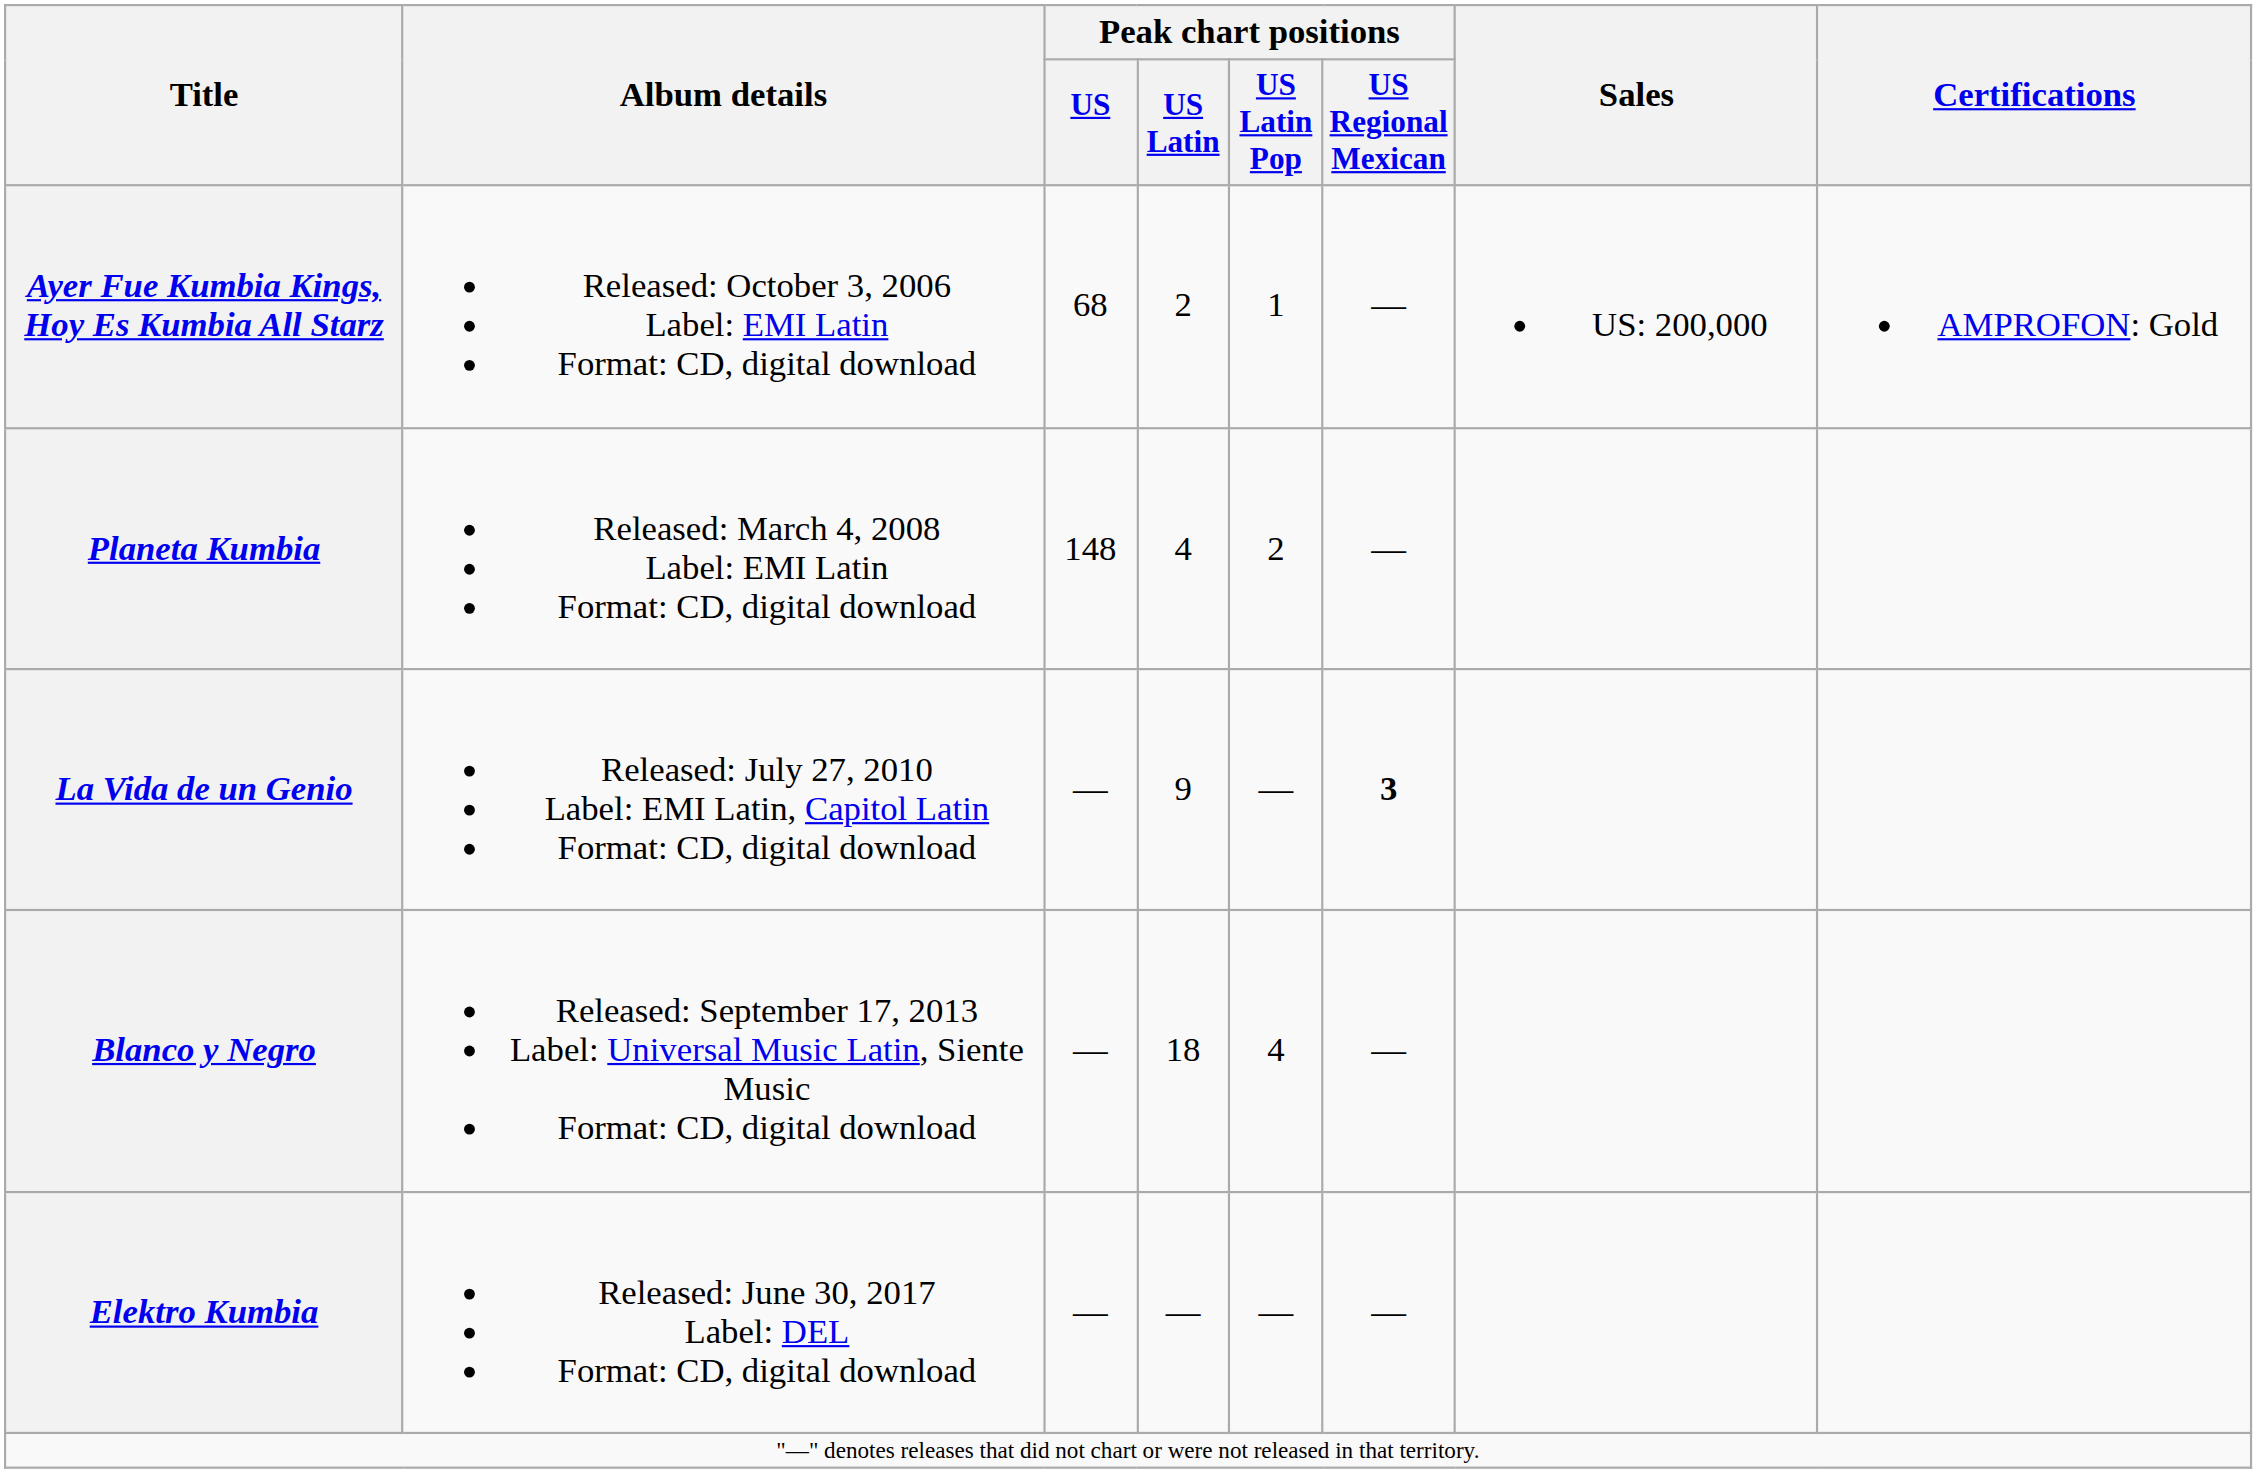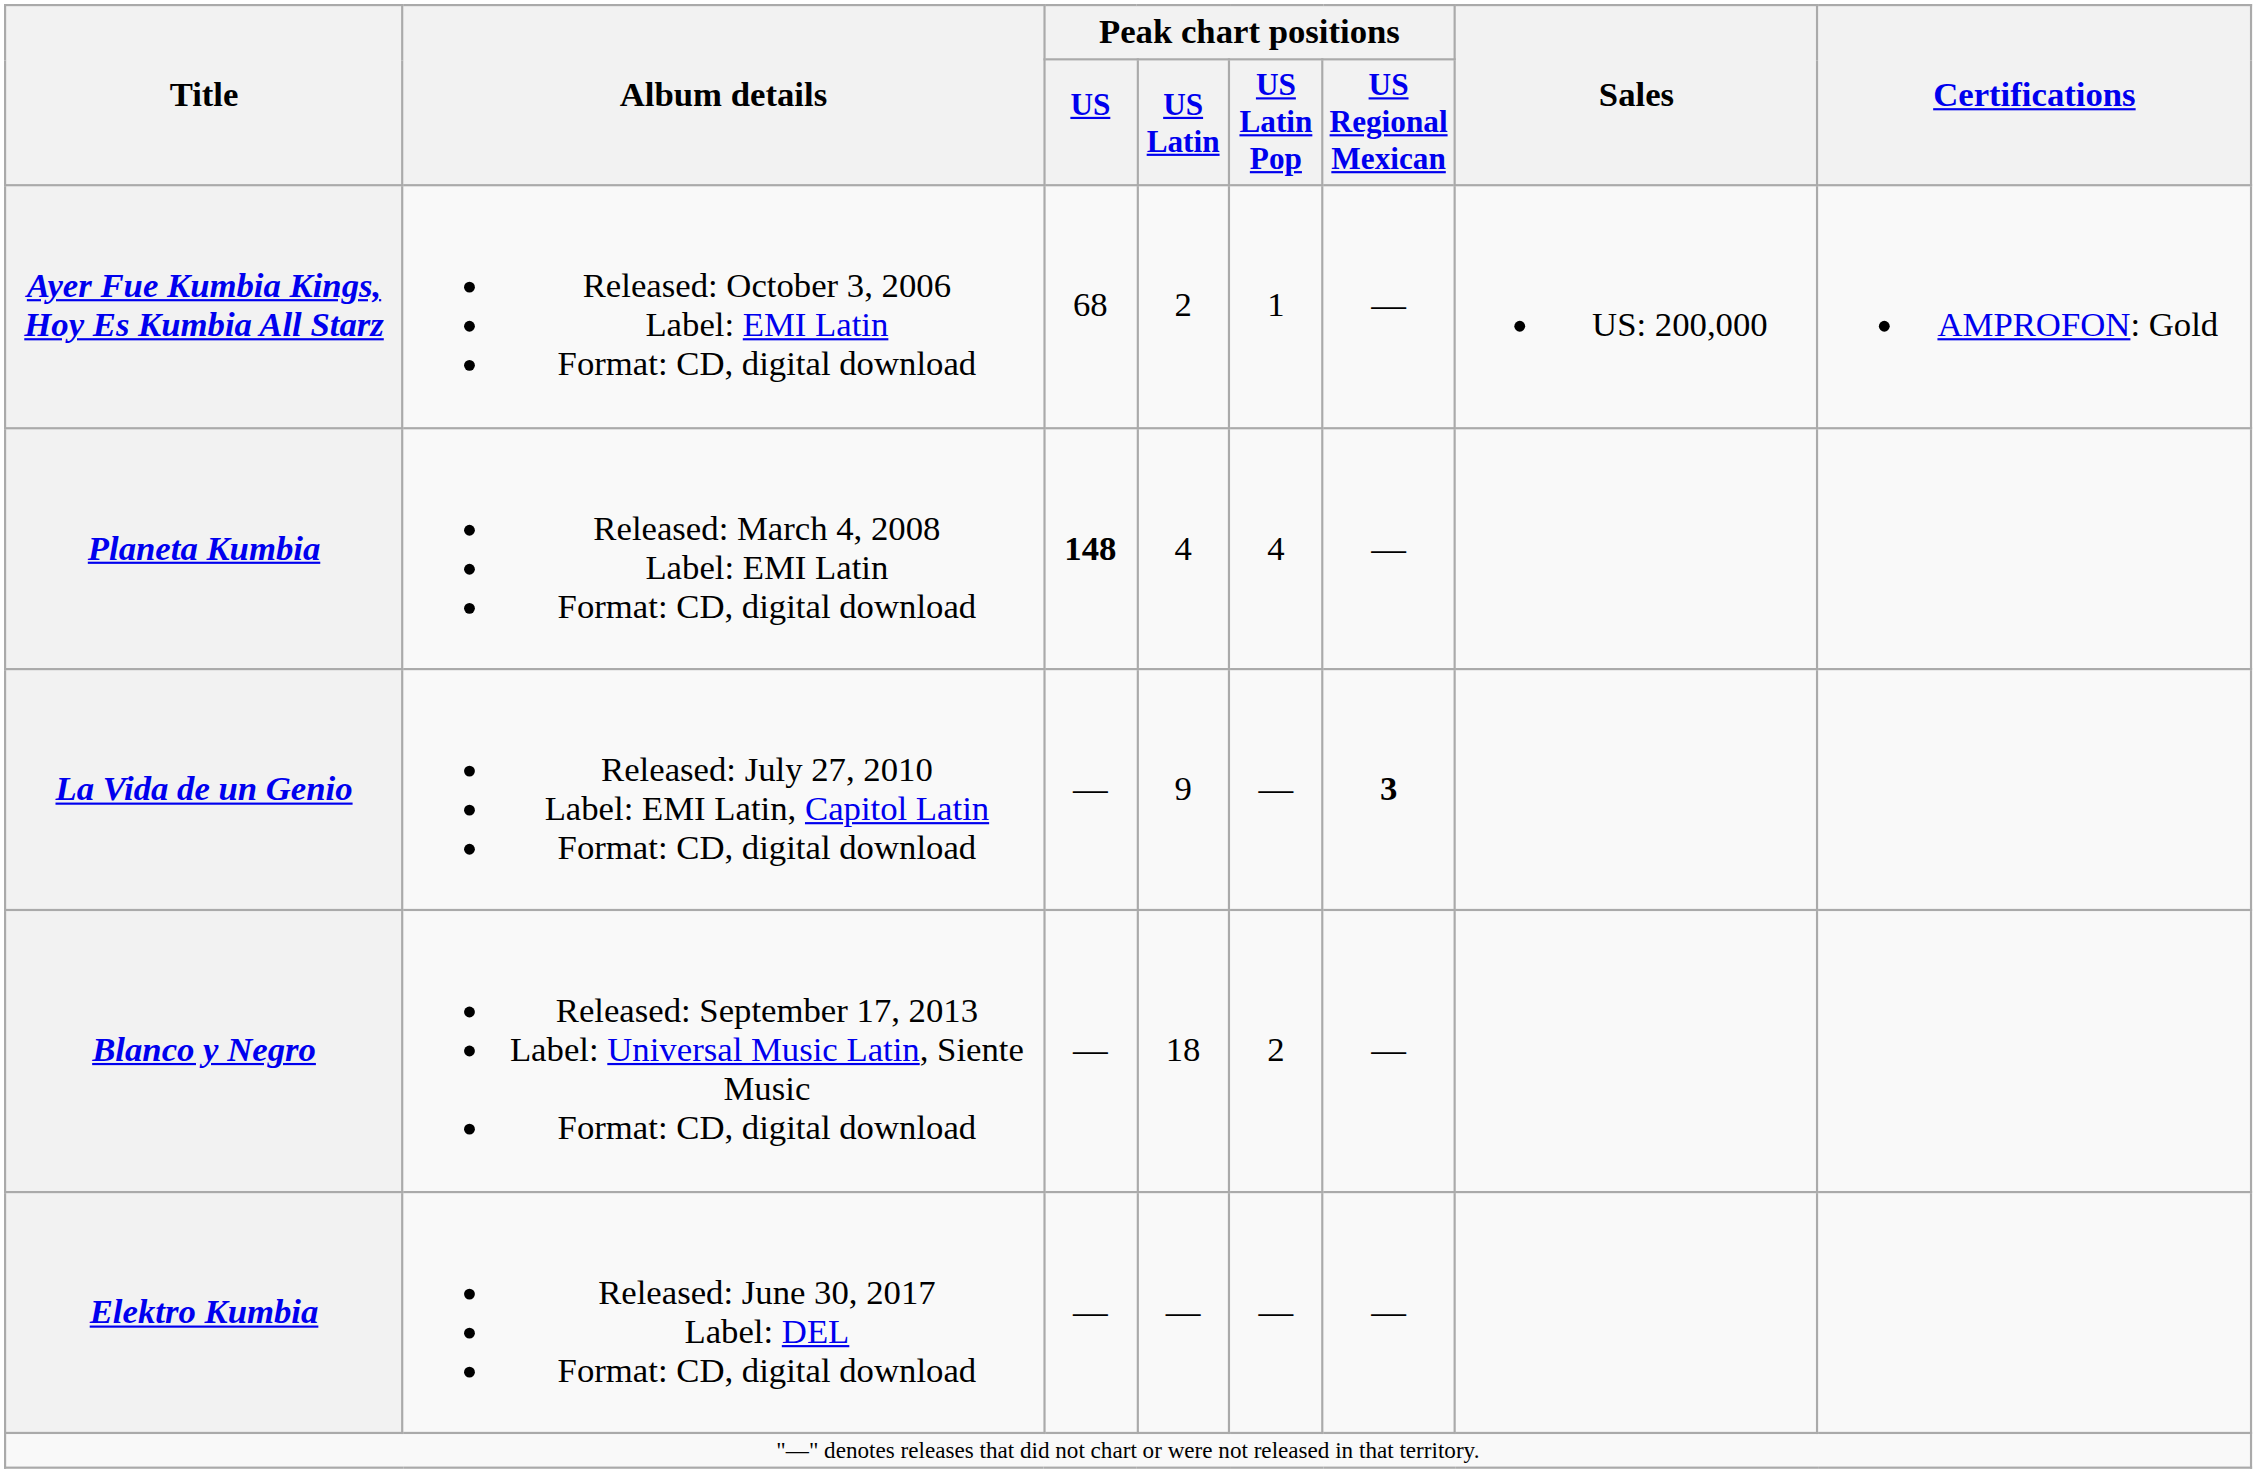(1090, 547) normal -> (1090, 547) bold
(1276, 547) 2 -> (1276, 547) 4
(1276, 1050) 4 -> (1276, 1050) 2
